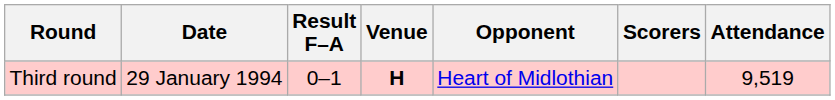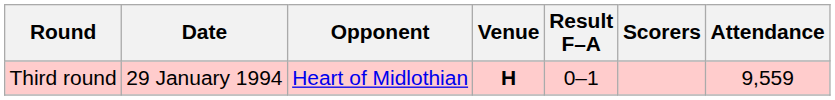columns swapped: (525, 32) <-> (324, 32)
(768, 77) 9,519 -> (768, 77) 9,559
